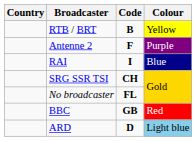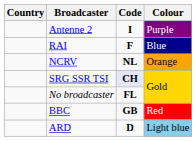- row: (73, 29)
(130, 45) F -> (130, 29) I
(130, 62) I -> (130, 45) F
+ row: (63, 62)
(130, 78) no background -> (130, 78) lavender background
